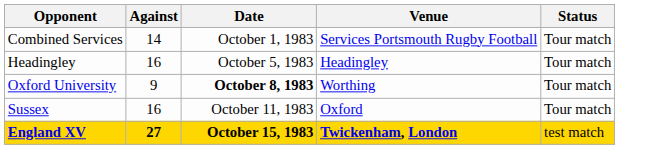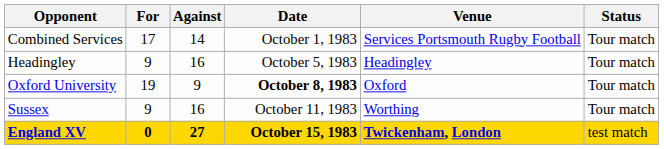+ column: (148, 16)
(348, 86) Worthing -> (385, 86) Oxford
(341, 109) Oxford -> (391, 109) Worthing
